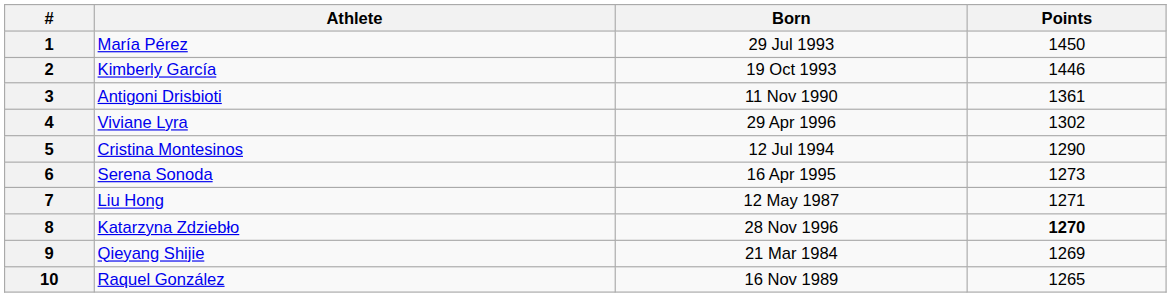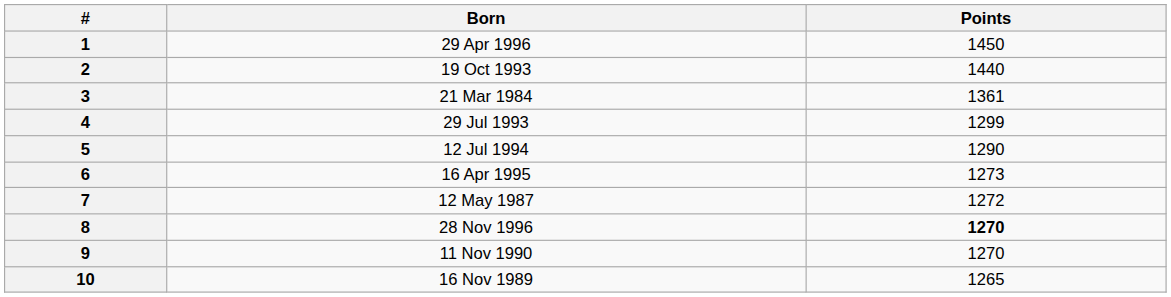- column: (354, 18)
(791, 44) 29 Jul 1993 -> (486, 44) 29 Apr 1996
(1067, 70) 1446 -> (986, 70) 1440
(791, 97) 11 Nov 1990 -> (486, 97) 21 Mar 1984
(791, 123) 29 Apr 1996 -> (486, 123) 29 Jul 1993
(1067, 123) 1302 -> (986, 123) 1299
(1067, 201) 1271 -> (986, 201) 1272
(791, 254) 21 Mar 1984 -> (486, 254) 11 Nov 1990
(1067, 254) 1269 -> (986, 254) 1270
